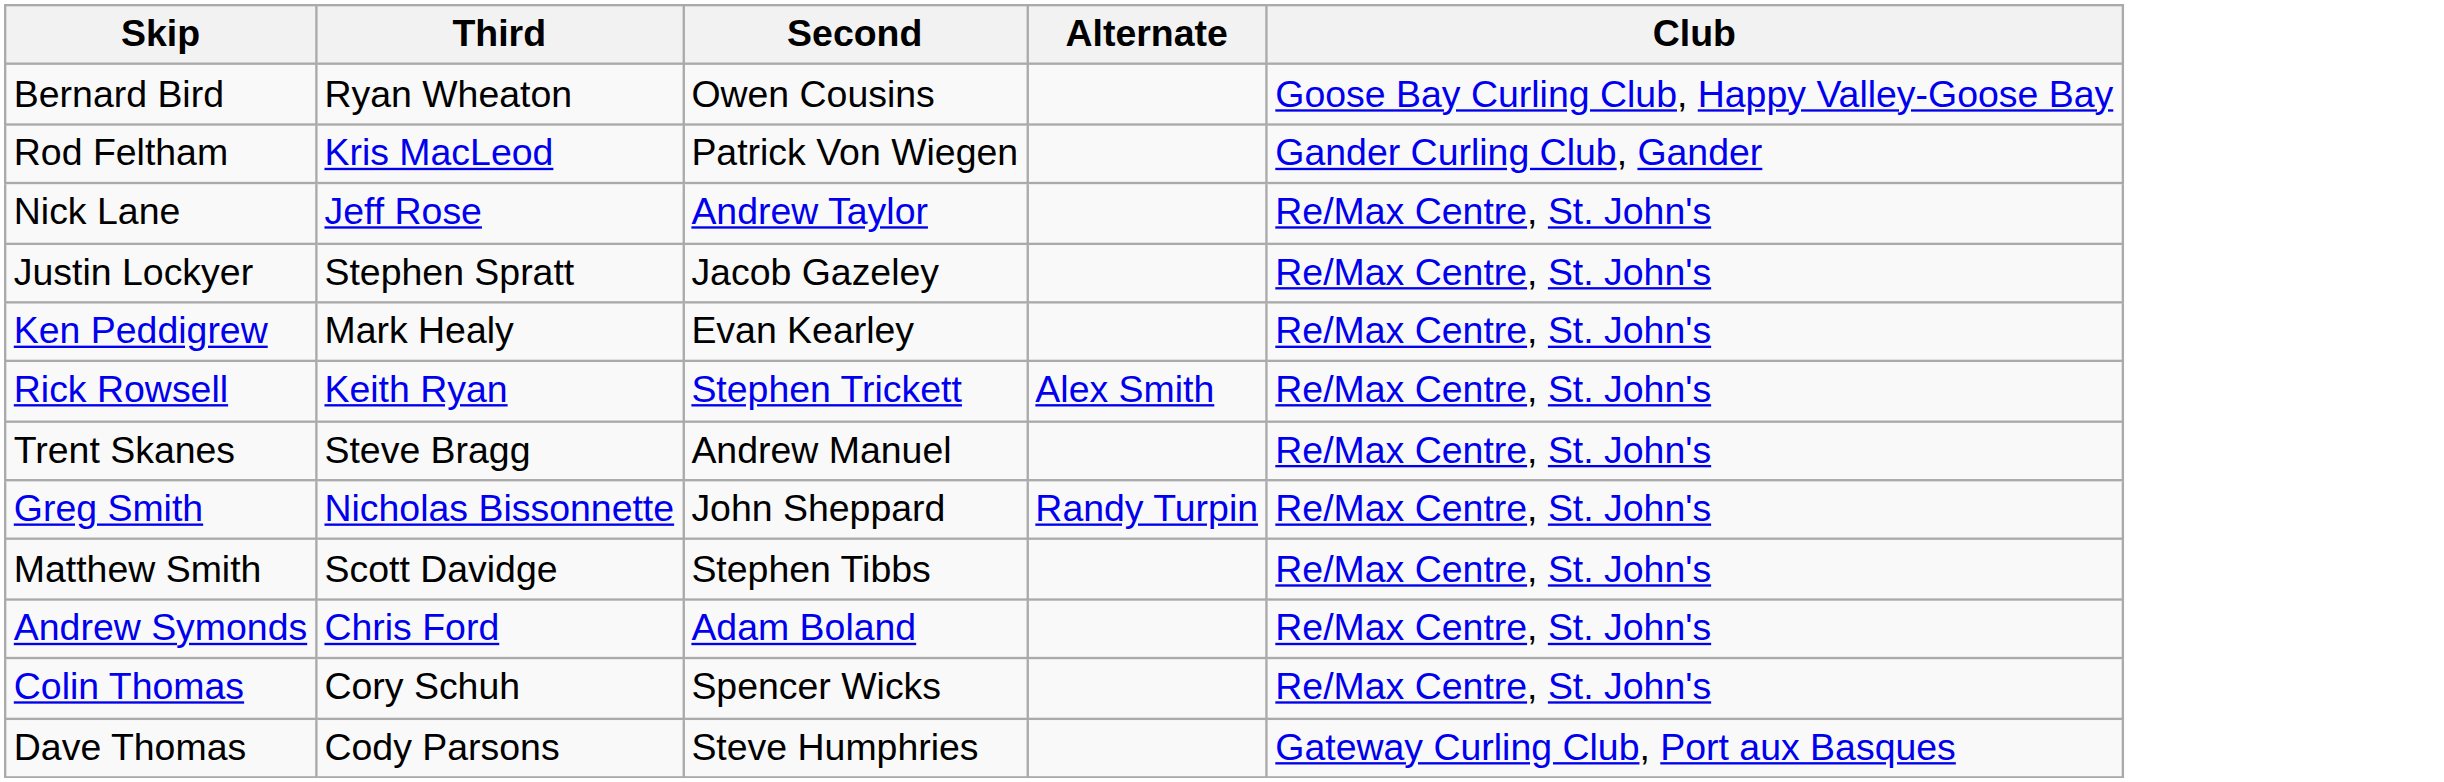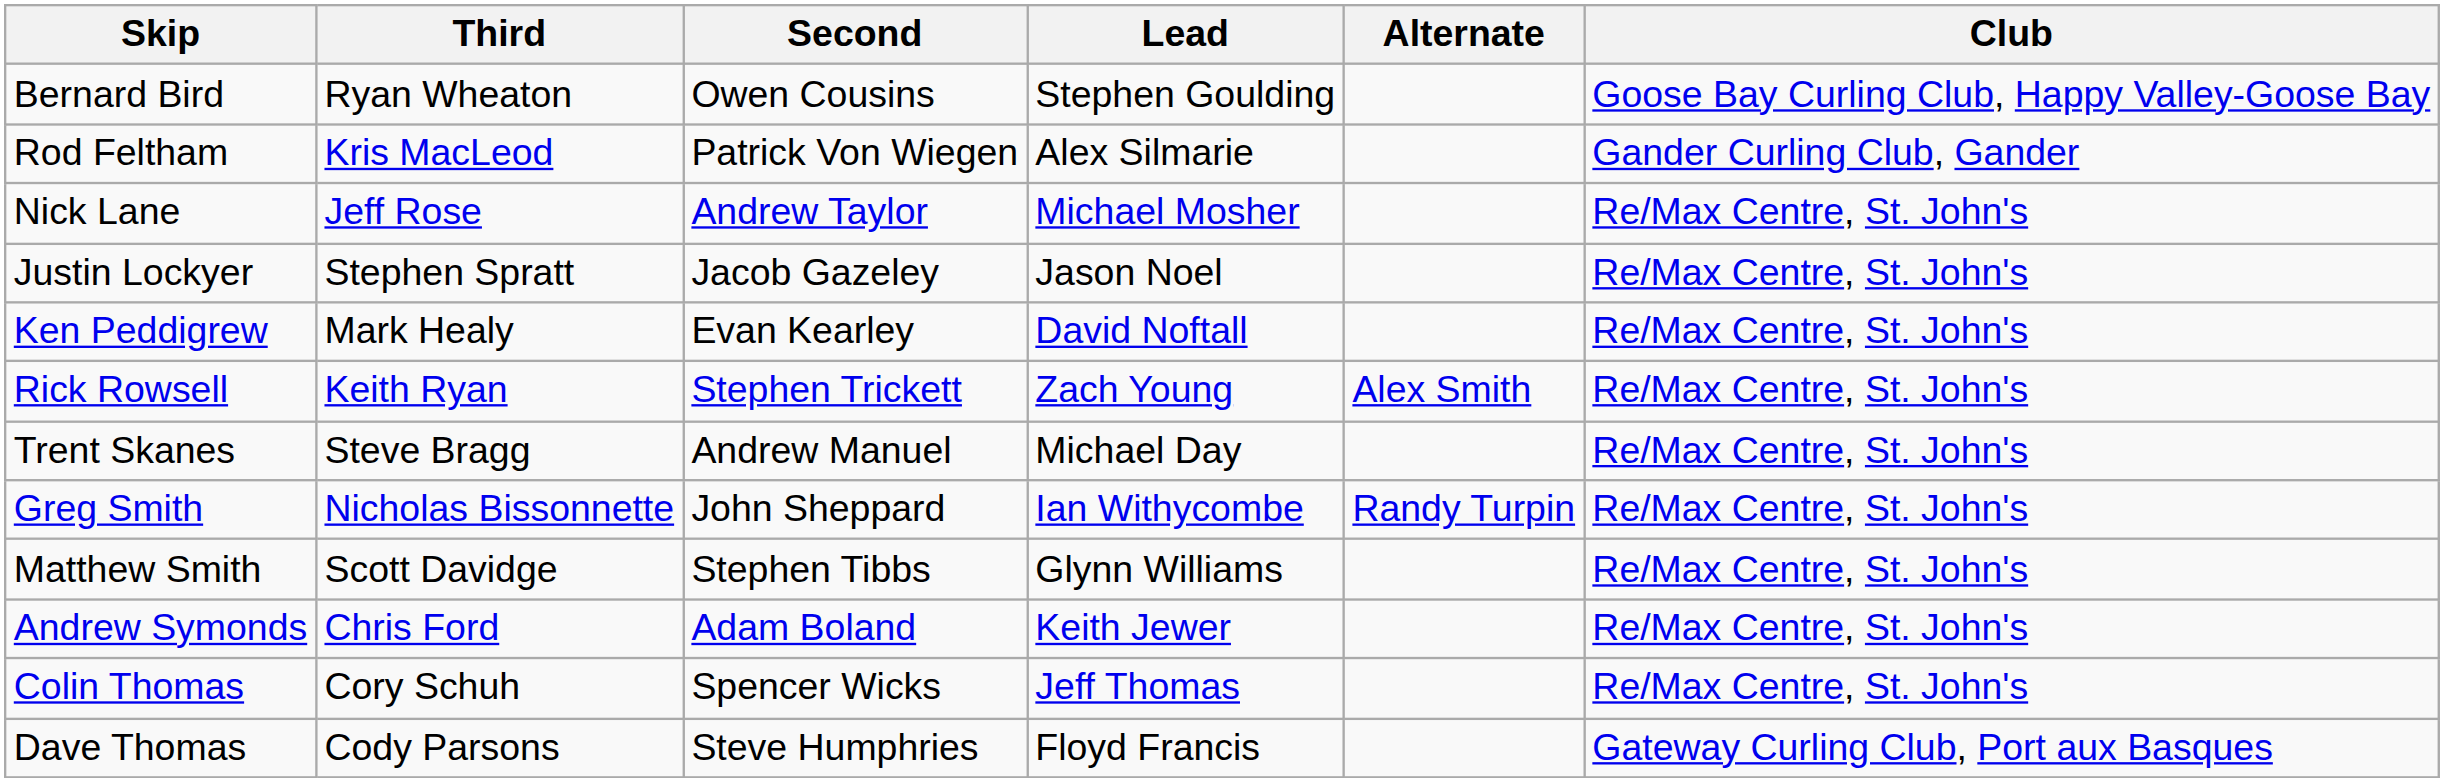+ column: (1185, 34)
